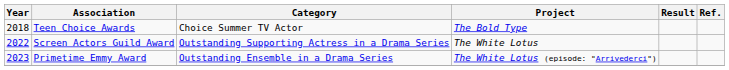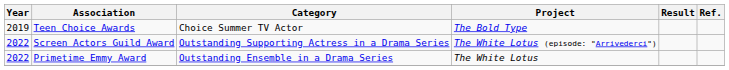(18, 27) 2018 -> (18, 27) 2019
(496, 42) The White Lotus -> (555, 42) The White Lotus (episode: "Arrivederci")
(18, 58) 2023 -> (18, 58) 2022
(555, 58) The White Lotus (episode: "Arrivederci") -> (496, 58) The White Lotus
